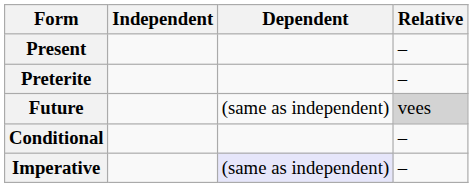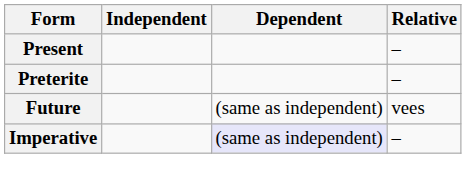(414, 108) lightgrey background -> (408, 108) no background
- row: (56, 138)
